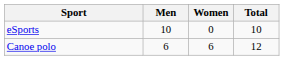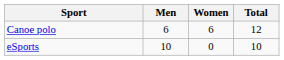rows swapped: (31, 47) <-> (23, 30)
